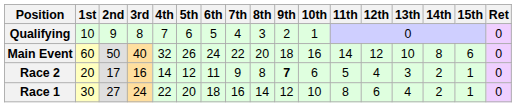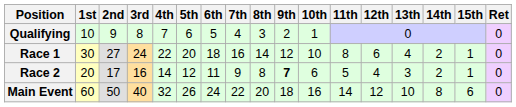rows swapped: (40, 92) <-> (40, 53)
